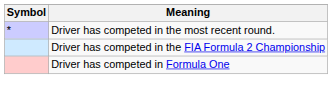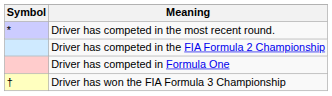+ row: (168, 82)
